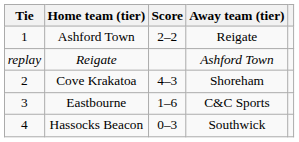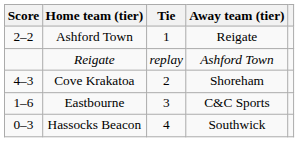columns swapped: (24, 15) <-> (167, 15)
